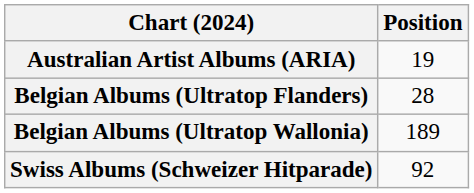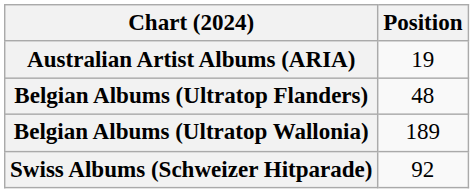(423, 95) 28 -> (423, 95) 48
